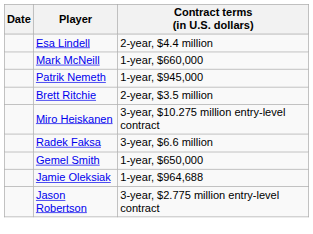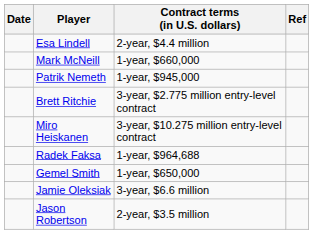+ column: (297, 19)
(167, 95) 2-year, $3.5 million -> (196, 101) 3-year, $2.775 million entry-level contract
(167, 143) 3-year, $6.6 million -> (158, 155) 1-year, $964,688
(162, 178) 1-year, $964,688 -> (163, 190) 3-year, $6.6 million
(200, 201) 3-year, $2.775 million entry-level contract -> (163, 214) 2-year, $3.5 million
